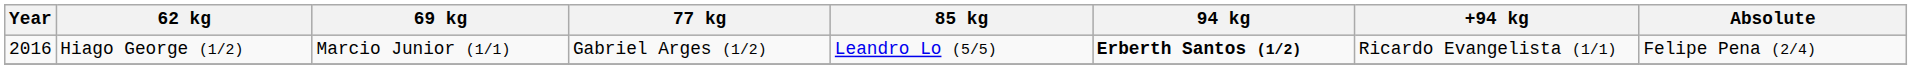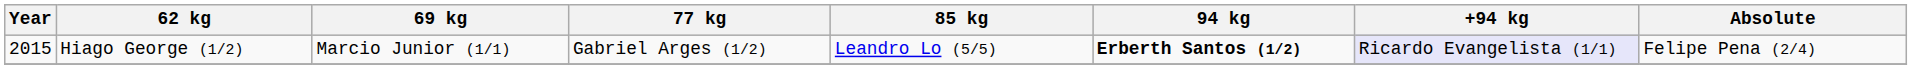(30, 49) 2016 -> (30, 49) 2015
(1488, 49) no background -> (1488, 49) lavender background
